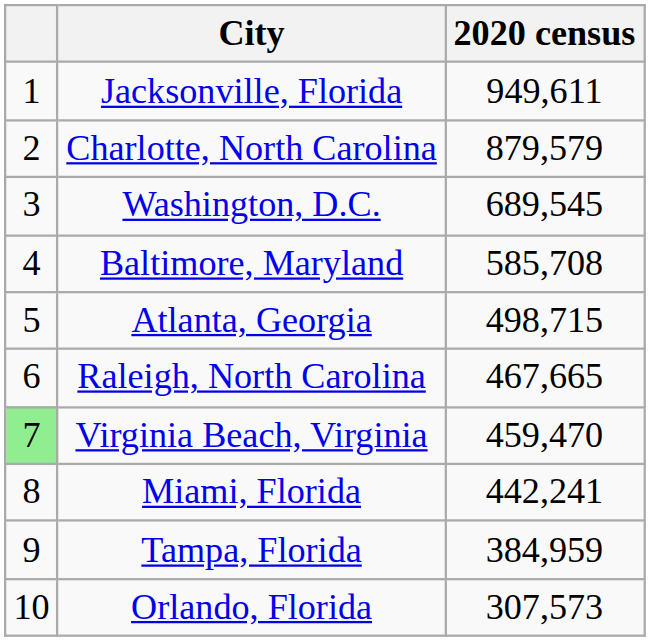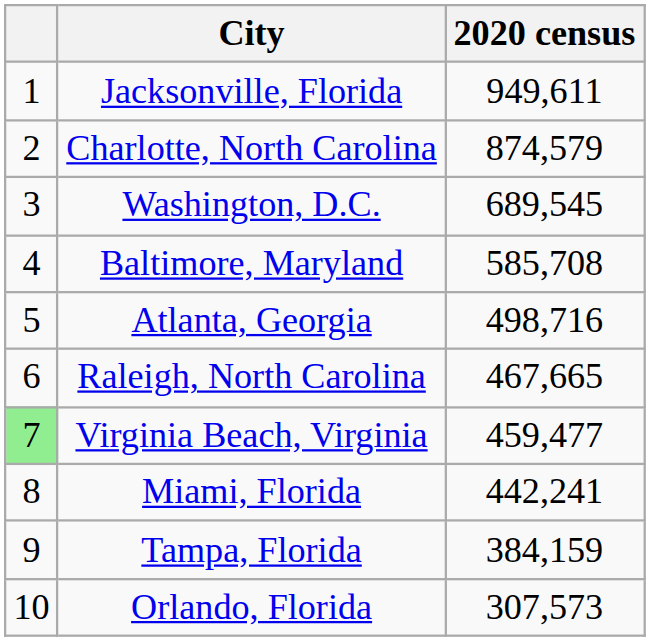(544, 147) 879,579 -> (544, 147) 874,579
(544, 319) 498,715 -> (544, 319) 498,716
(544, 434) 459,470 -> (544, 434) 459,477
(544, 549) 384,959 -> (544, 549) 384,159
